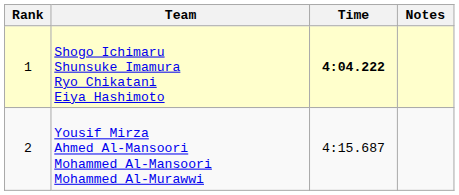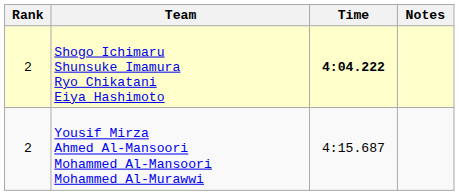(28, 67) 1 -> (28, 67) 2
